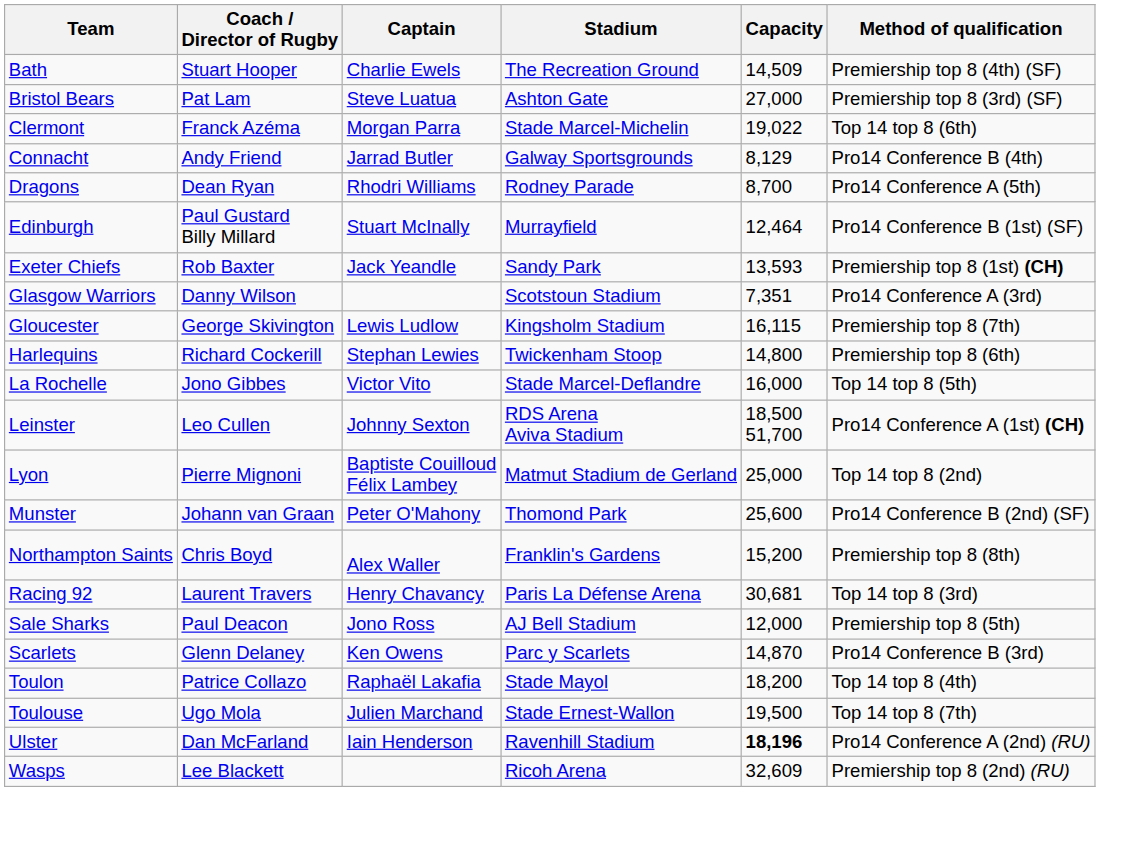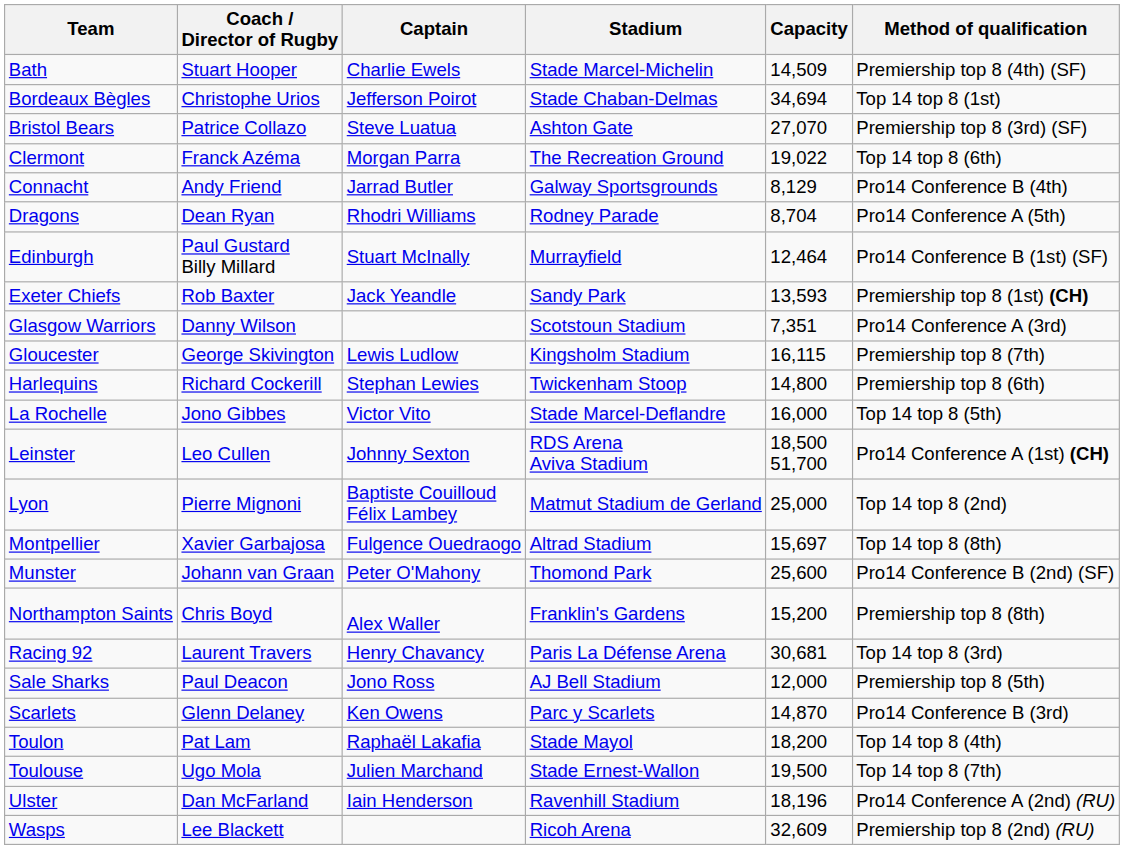(602, 69) The Recreation Ground -> (621, 69) Stade Marcel-Michelin
+ row: (80, 98)
(216, 98) Pat Lam -> (244, 128) Patrice Collazo
(774, 98) 27,000 -> (799, 128) 27,070
(597, 128) Stade Marcel-Michelin -> (627, 157) The Recreation Ground
(769, 187) 8,700 -> (794, 216) 8,704
+ row: (54, 544)
(244, 682) Patrice Collazo -> (216, 741) Pat Lam
(774, 741) bold -> (799, 800) normal
